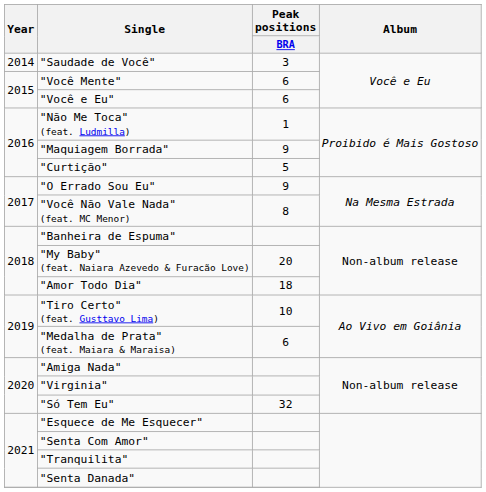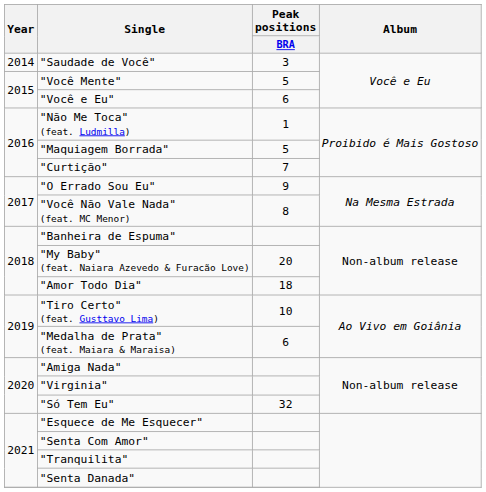(286, 81) 6 -> (286, 81) 5
(286, 149) 9 -> (286, 149) 5
(286, 167) 5 -> (286, 167) 7
